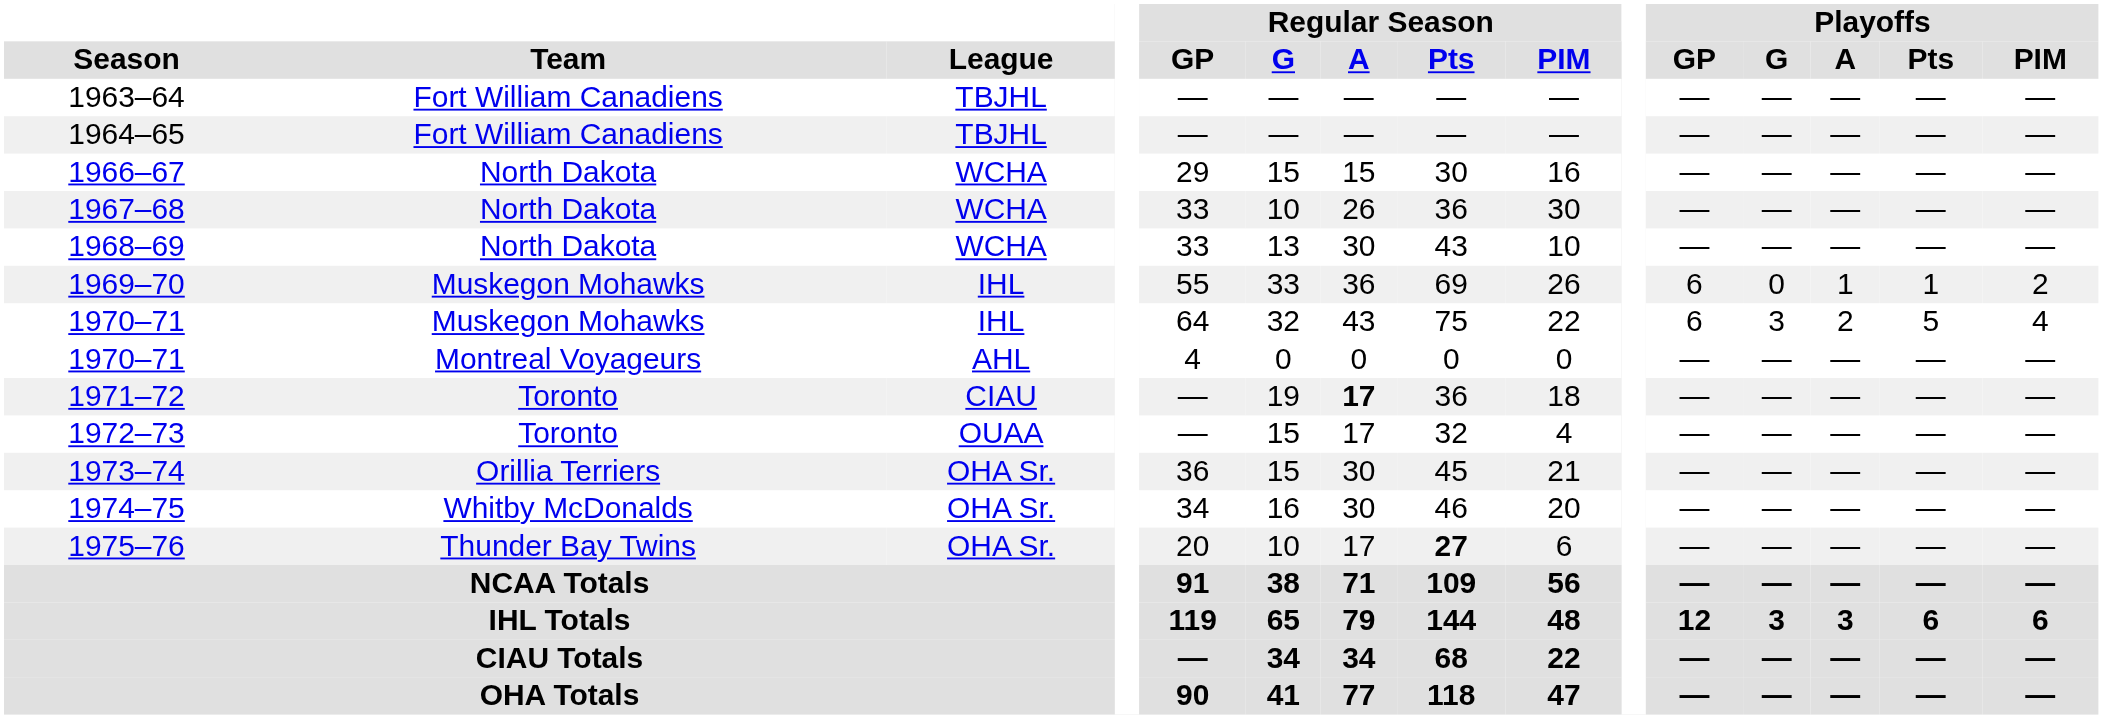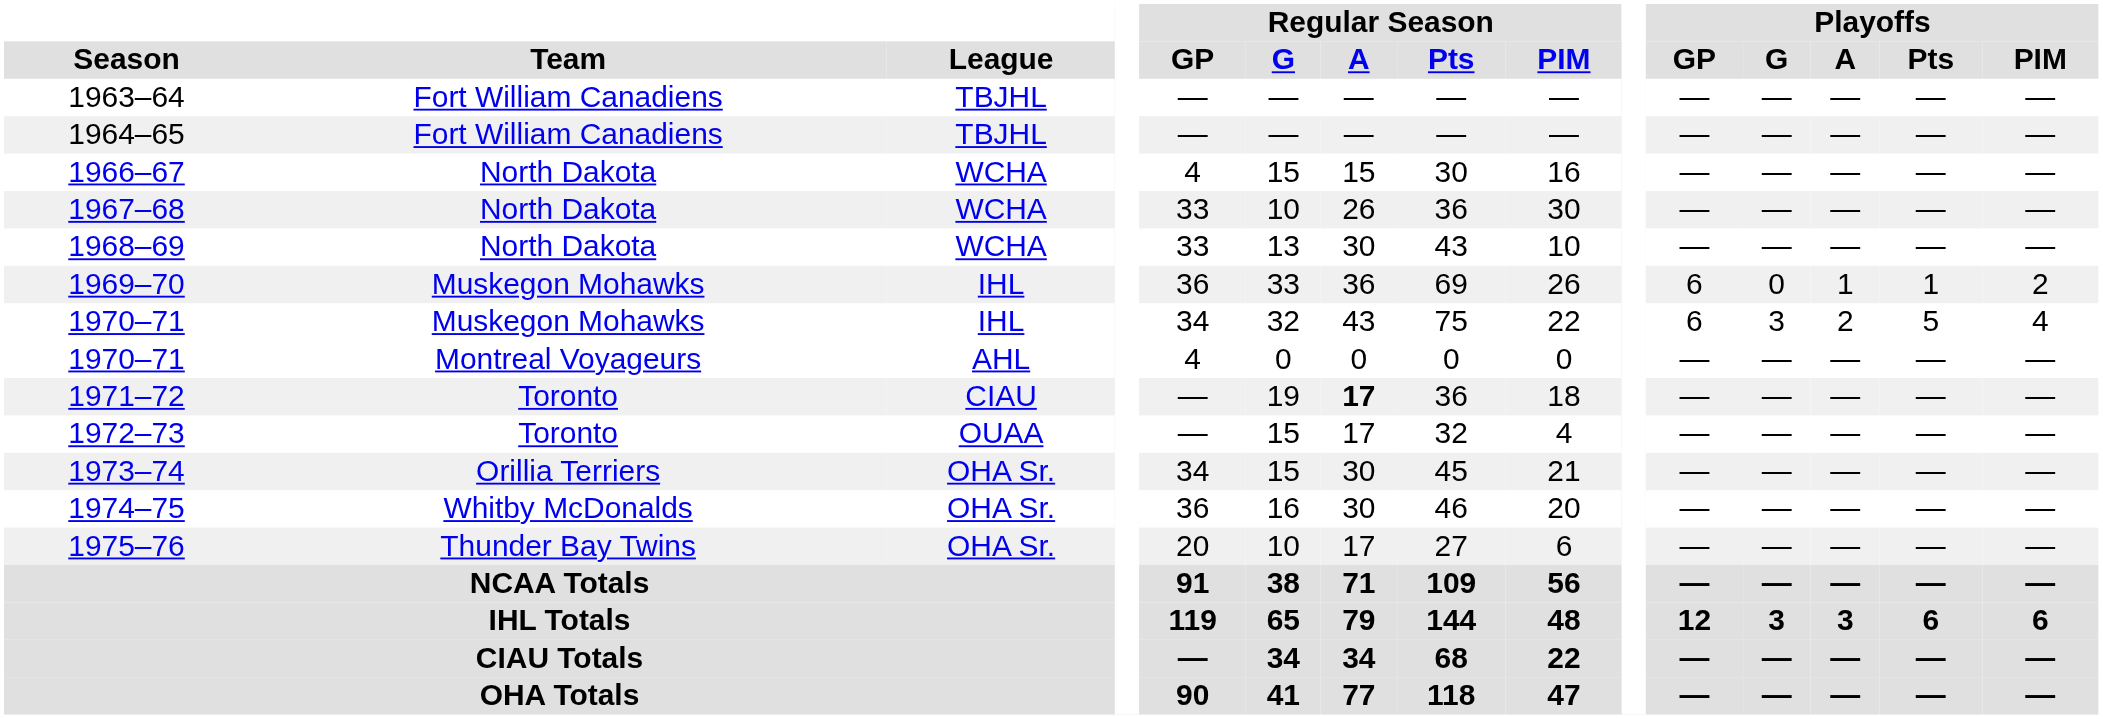(1193, 171) 29 -> (1193, 171) 4
(1193, 284) 55 -> (1193, 284) 36
(1193, 321) 64 -> (1193, 321) 34
(1193, 471) 36 -> (1193, 471) 34
(1193, 508) 34 -> (1193, 508) 36
(1451, 545) bold -> (1451, 545) normal
